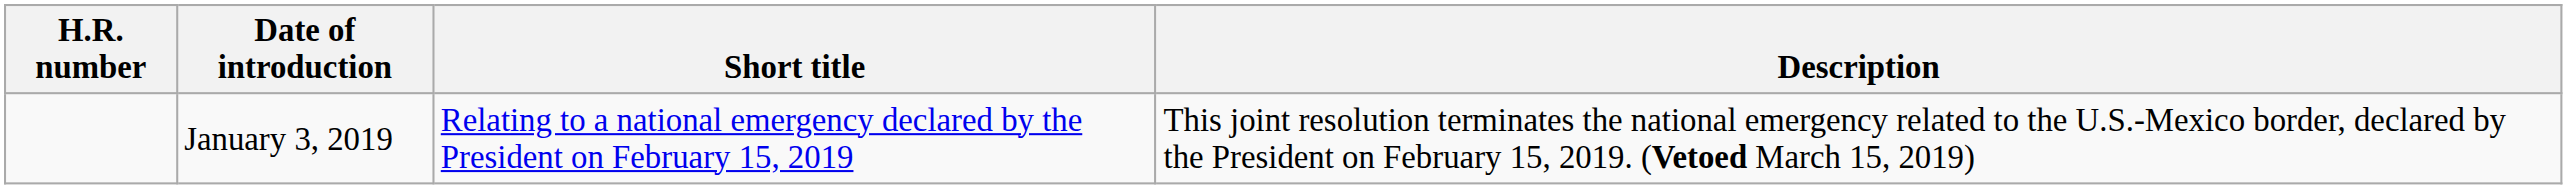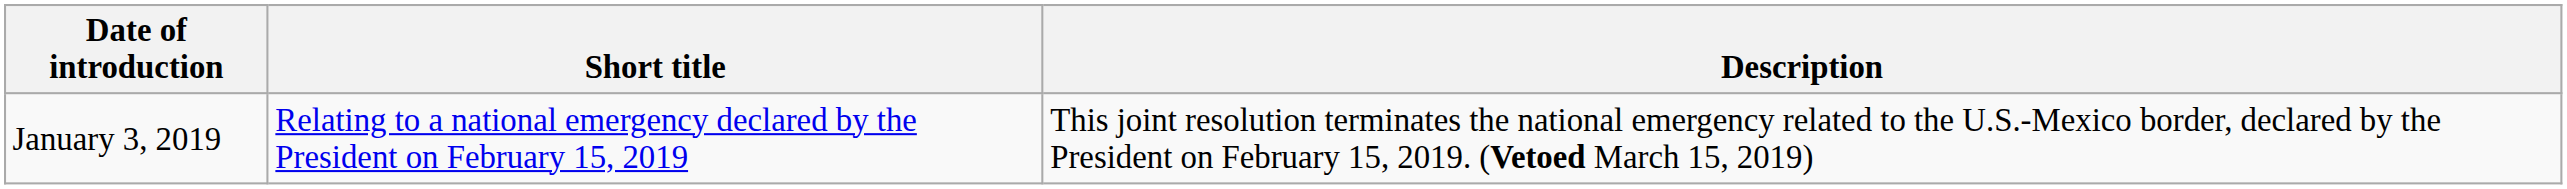- column: (91, 48)
